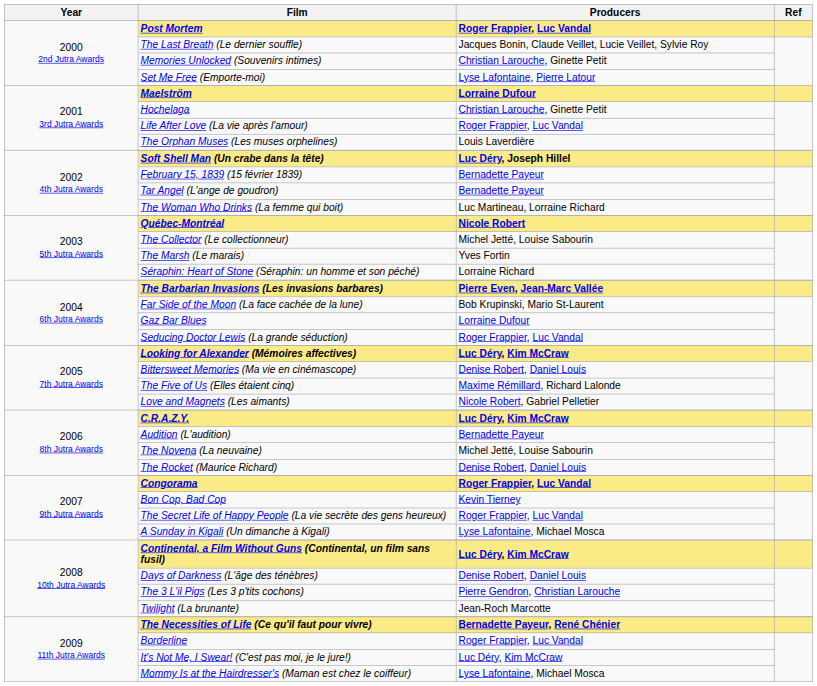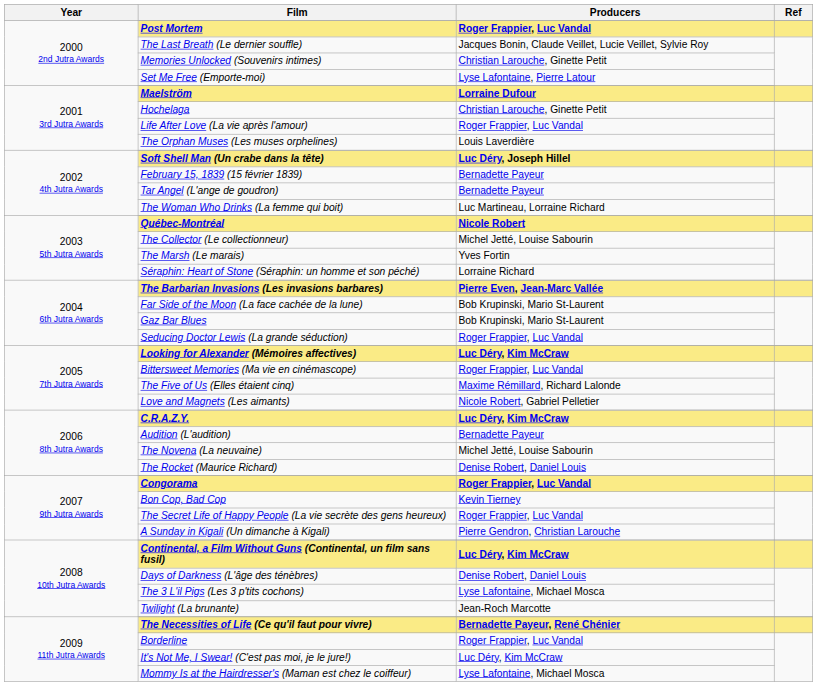(494, 321) Lorraine Dufour -> (531, 321) Bob Krupinski, Mario St-Laurent
(522, 369) Denise Robert, Daniel Louis -> (521, 369) Roger Frappier, Luc Vandal
(531, 532) Lyse Lafontaine, Michael Mosca -> (539, 532) Pierre Gendron, Christian Larouche
(539, 592) Pierre Gendron, Christian Larouche -> (531, 592) Lyse Lafontaine, Michael Mosca
